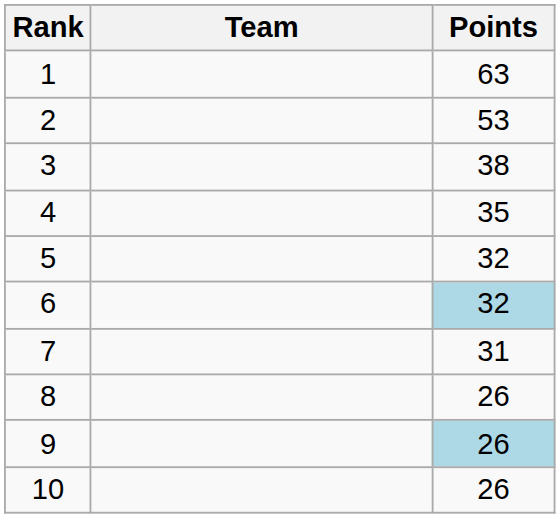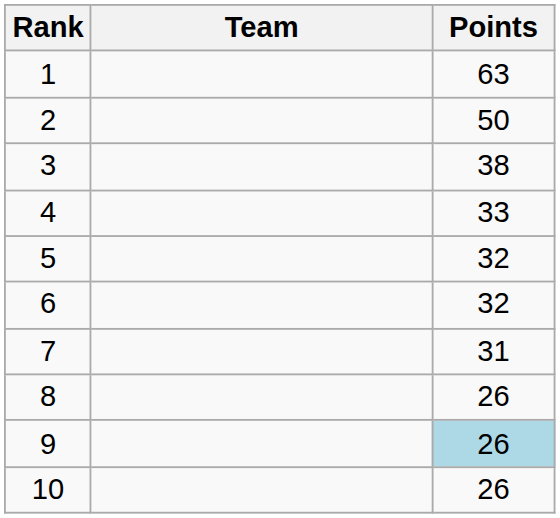(493, 119) 53 -> (493, 119) 50
(493, 212) 35 -> (493, 212) 33
(493, 304) lightblue background -> (493, 304) no background
